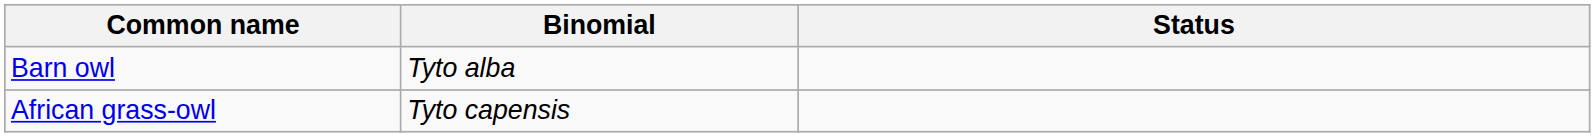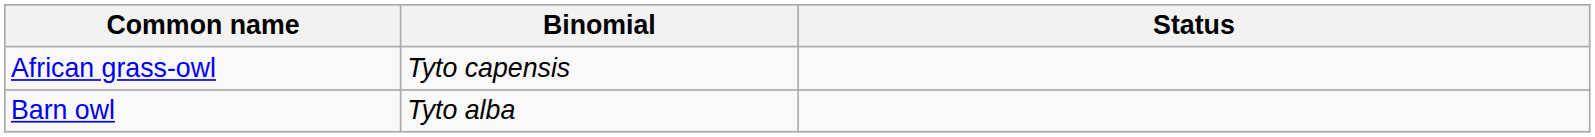rows swapped: (113, 110) <-> (63, 68)
